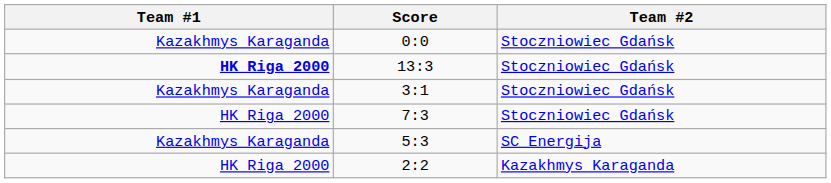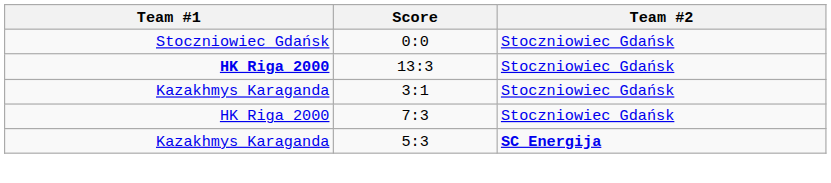(243, 42) Kazakhmys Karaganda -> (243, 42) Stoczniowiec Gdańsk
(551, 141) normal -> (551, 141) bold
- row: (415, 166)
